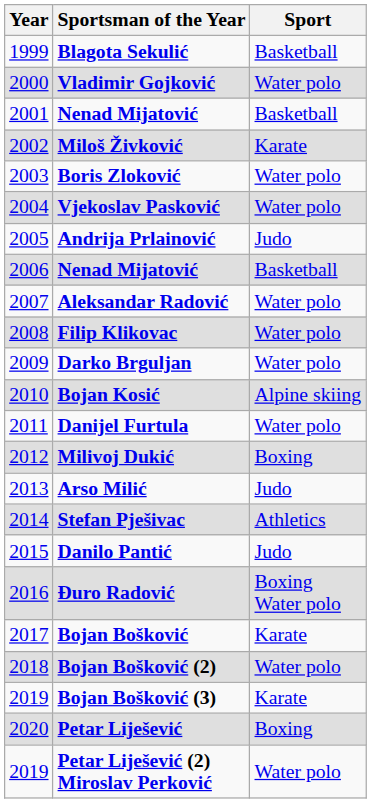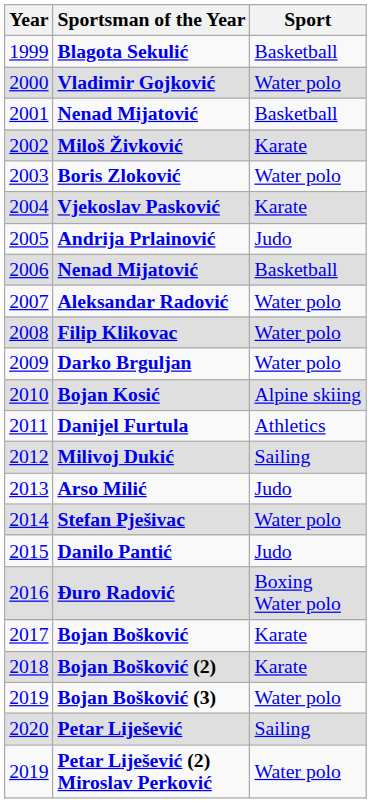(298, 207) Water polo -> (281, 207) Karate
(298, 425) Water polo -> (290, 425) Athletics
(283, 457) Boxing -> (282, 457) Sailing
(290, 519) Athletics -> (298, 519) Water polo
(298, 666) Water polo -> (281, 666) Karate
(281, 697) Karate -> (298, 697) Water polo
(283, 728) Boxing -> (282, 728) Sailing
